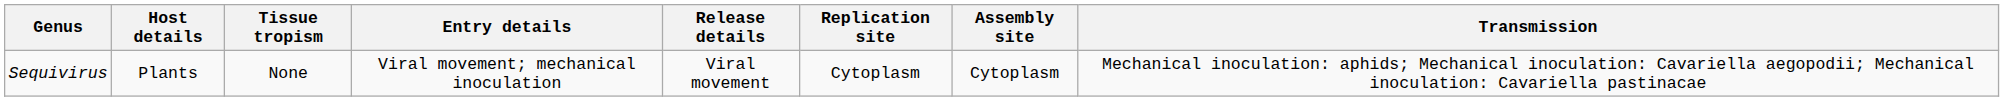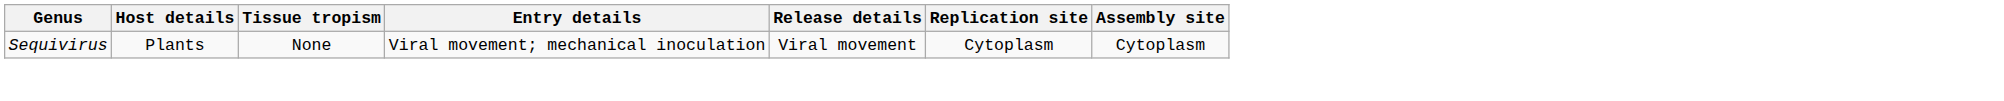- column: (1538, 28)
